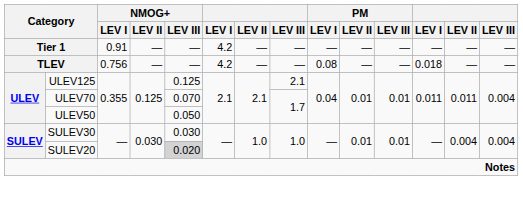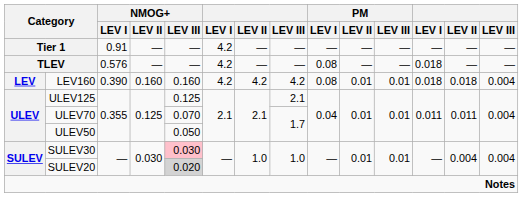(114, 64) 0.756 -> (114, 64) 0.576
+ row: (76, 81)
(187, 133) no background -> (187, 150) pink background
